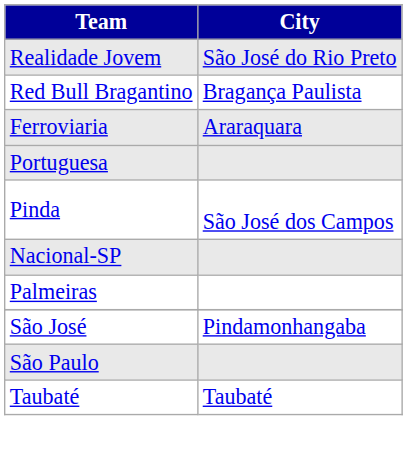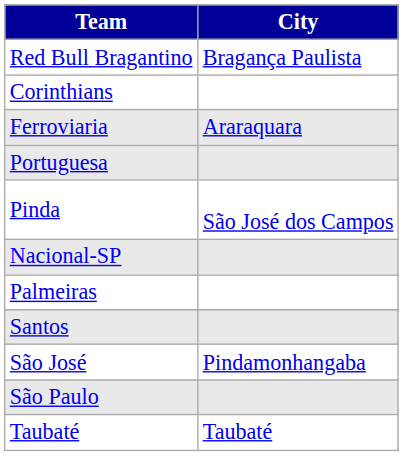- row: (86, 57)
+ row: (61, 92)
+ row: (39, 326)
